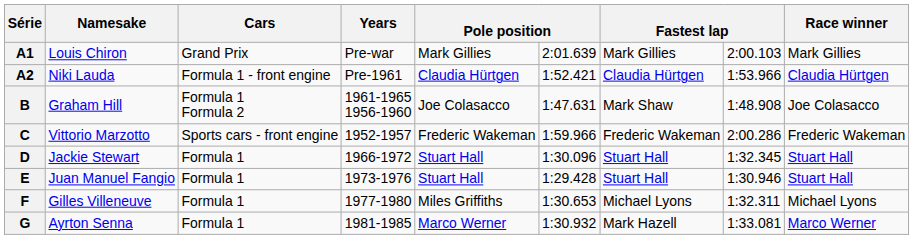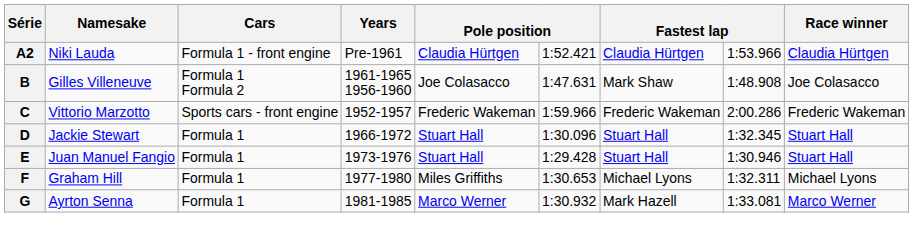- row: (25, 53)
(85, 105) Graham Hill -> (100, 83) Gilles Villeneuve
(100, 201) Gilles Villeneuve -> (85, 179) Graham Hill
